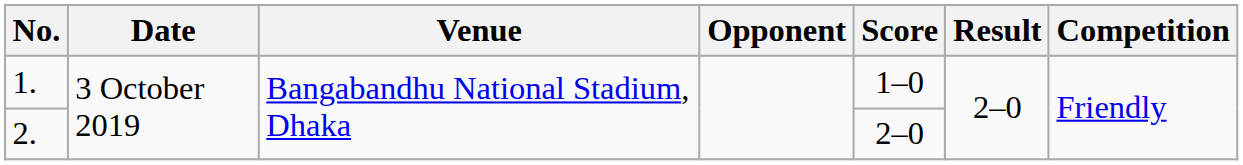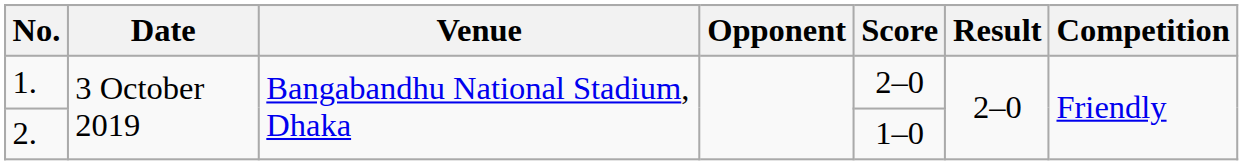(900, 81) 1–0 -> (900, 81) 2–0
(900, 133) 2–0 -> (900, 133) 1–0
